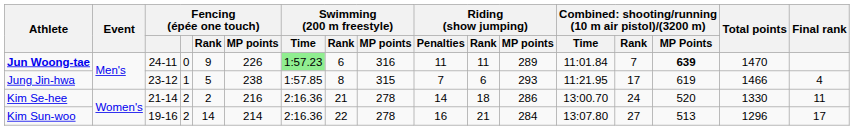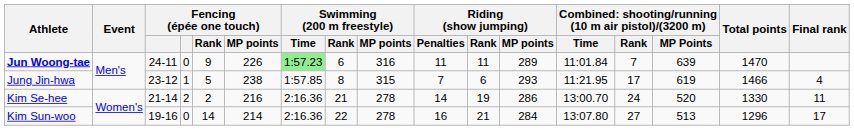(686, 62) bold -> (686, 62) normal
(483, 98) 18 -> (483, 98) 19
(186, 117) 2 -> (186, 117) 0
